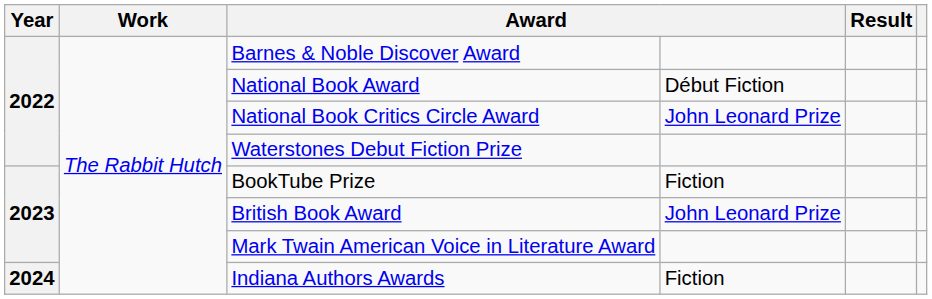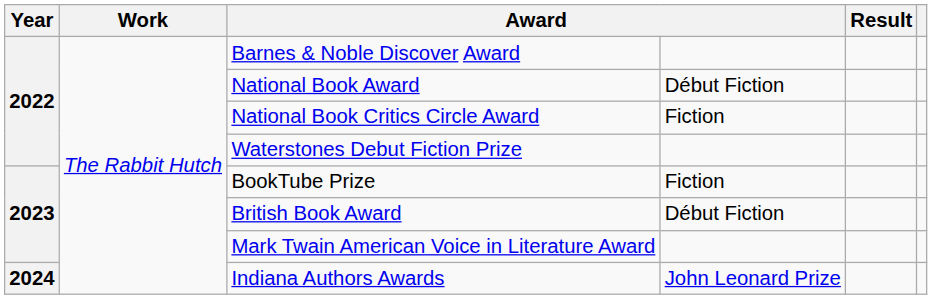(753, 117) John Leonard Prize -> (695, 117) Fiction
(753, 213) John Leonard Prize -> (725, 213) Début Fiction
(695, 278) Fiction -> (753, 278) John Leonard Prize
